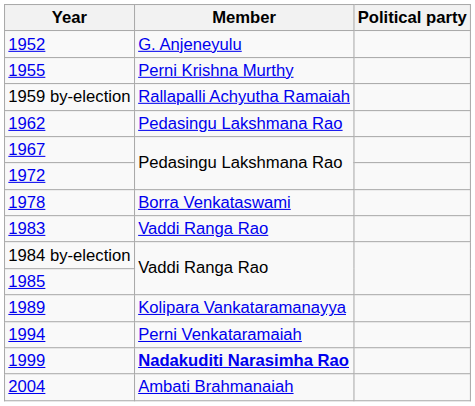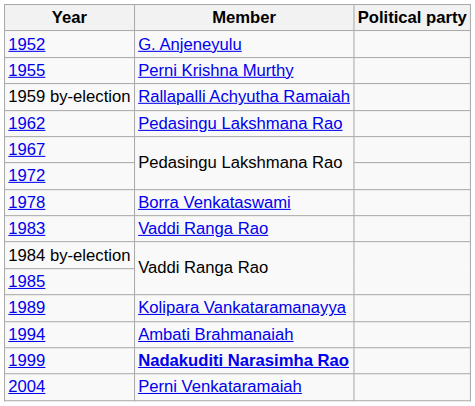(220, 334) Perni Venkataramaiah -> (216, 334) Ambati Brahmanaiah
(216, 387) Ambati Brahmanaiah -> (220, 387) Perni Venkataramaiah
